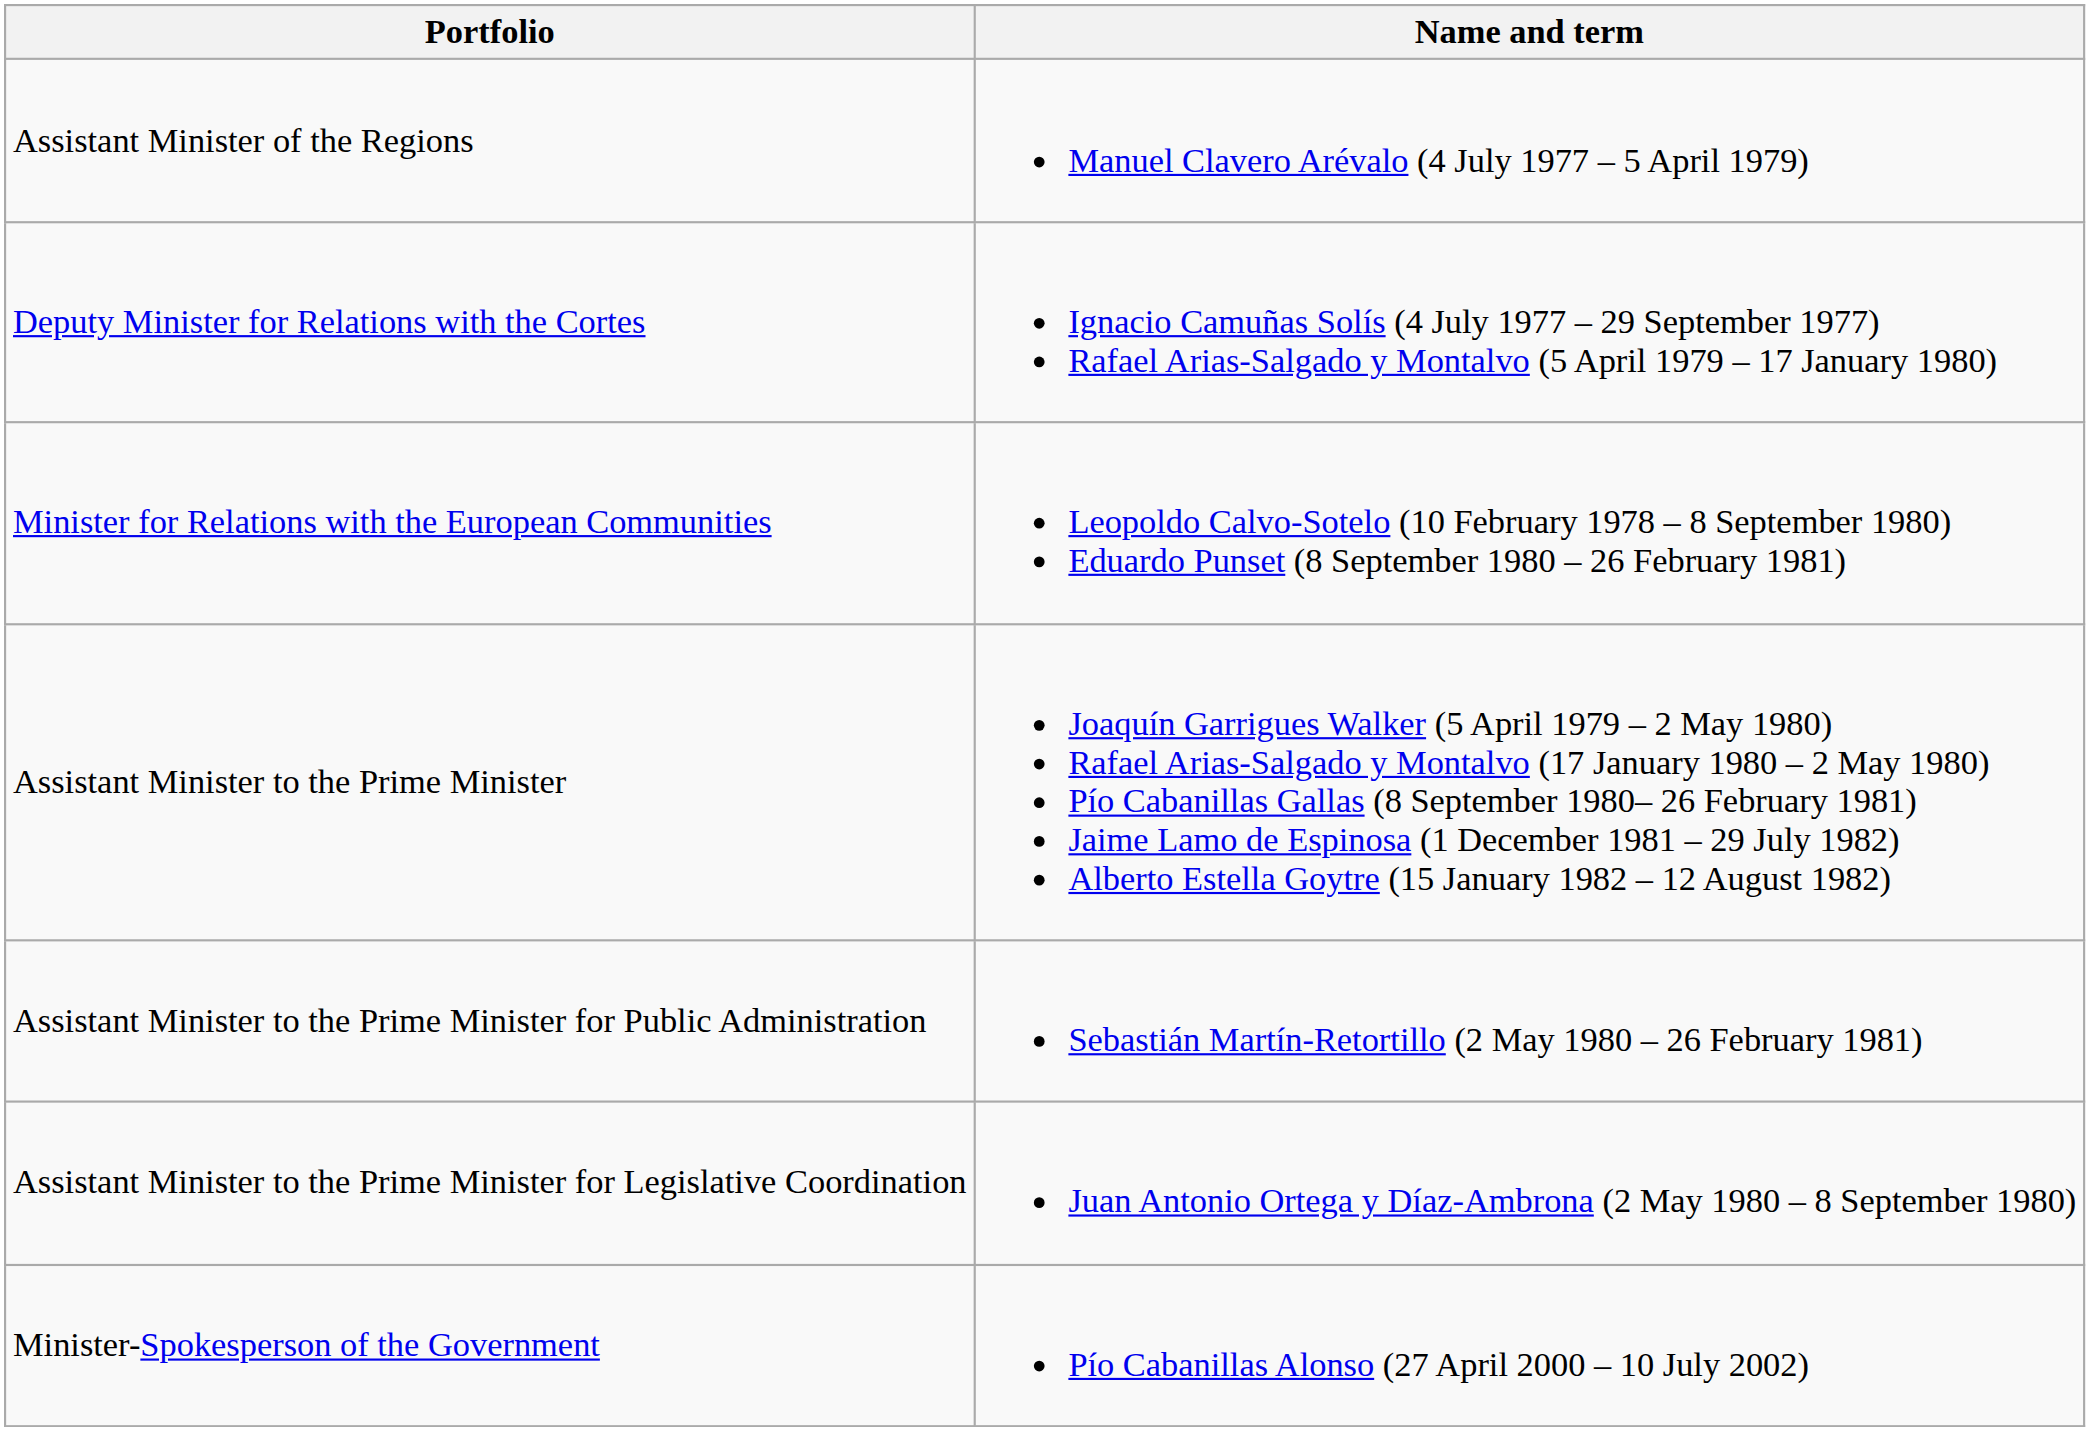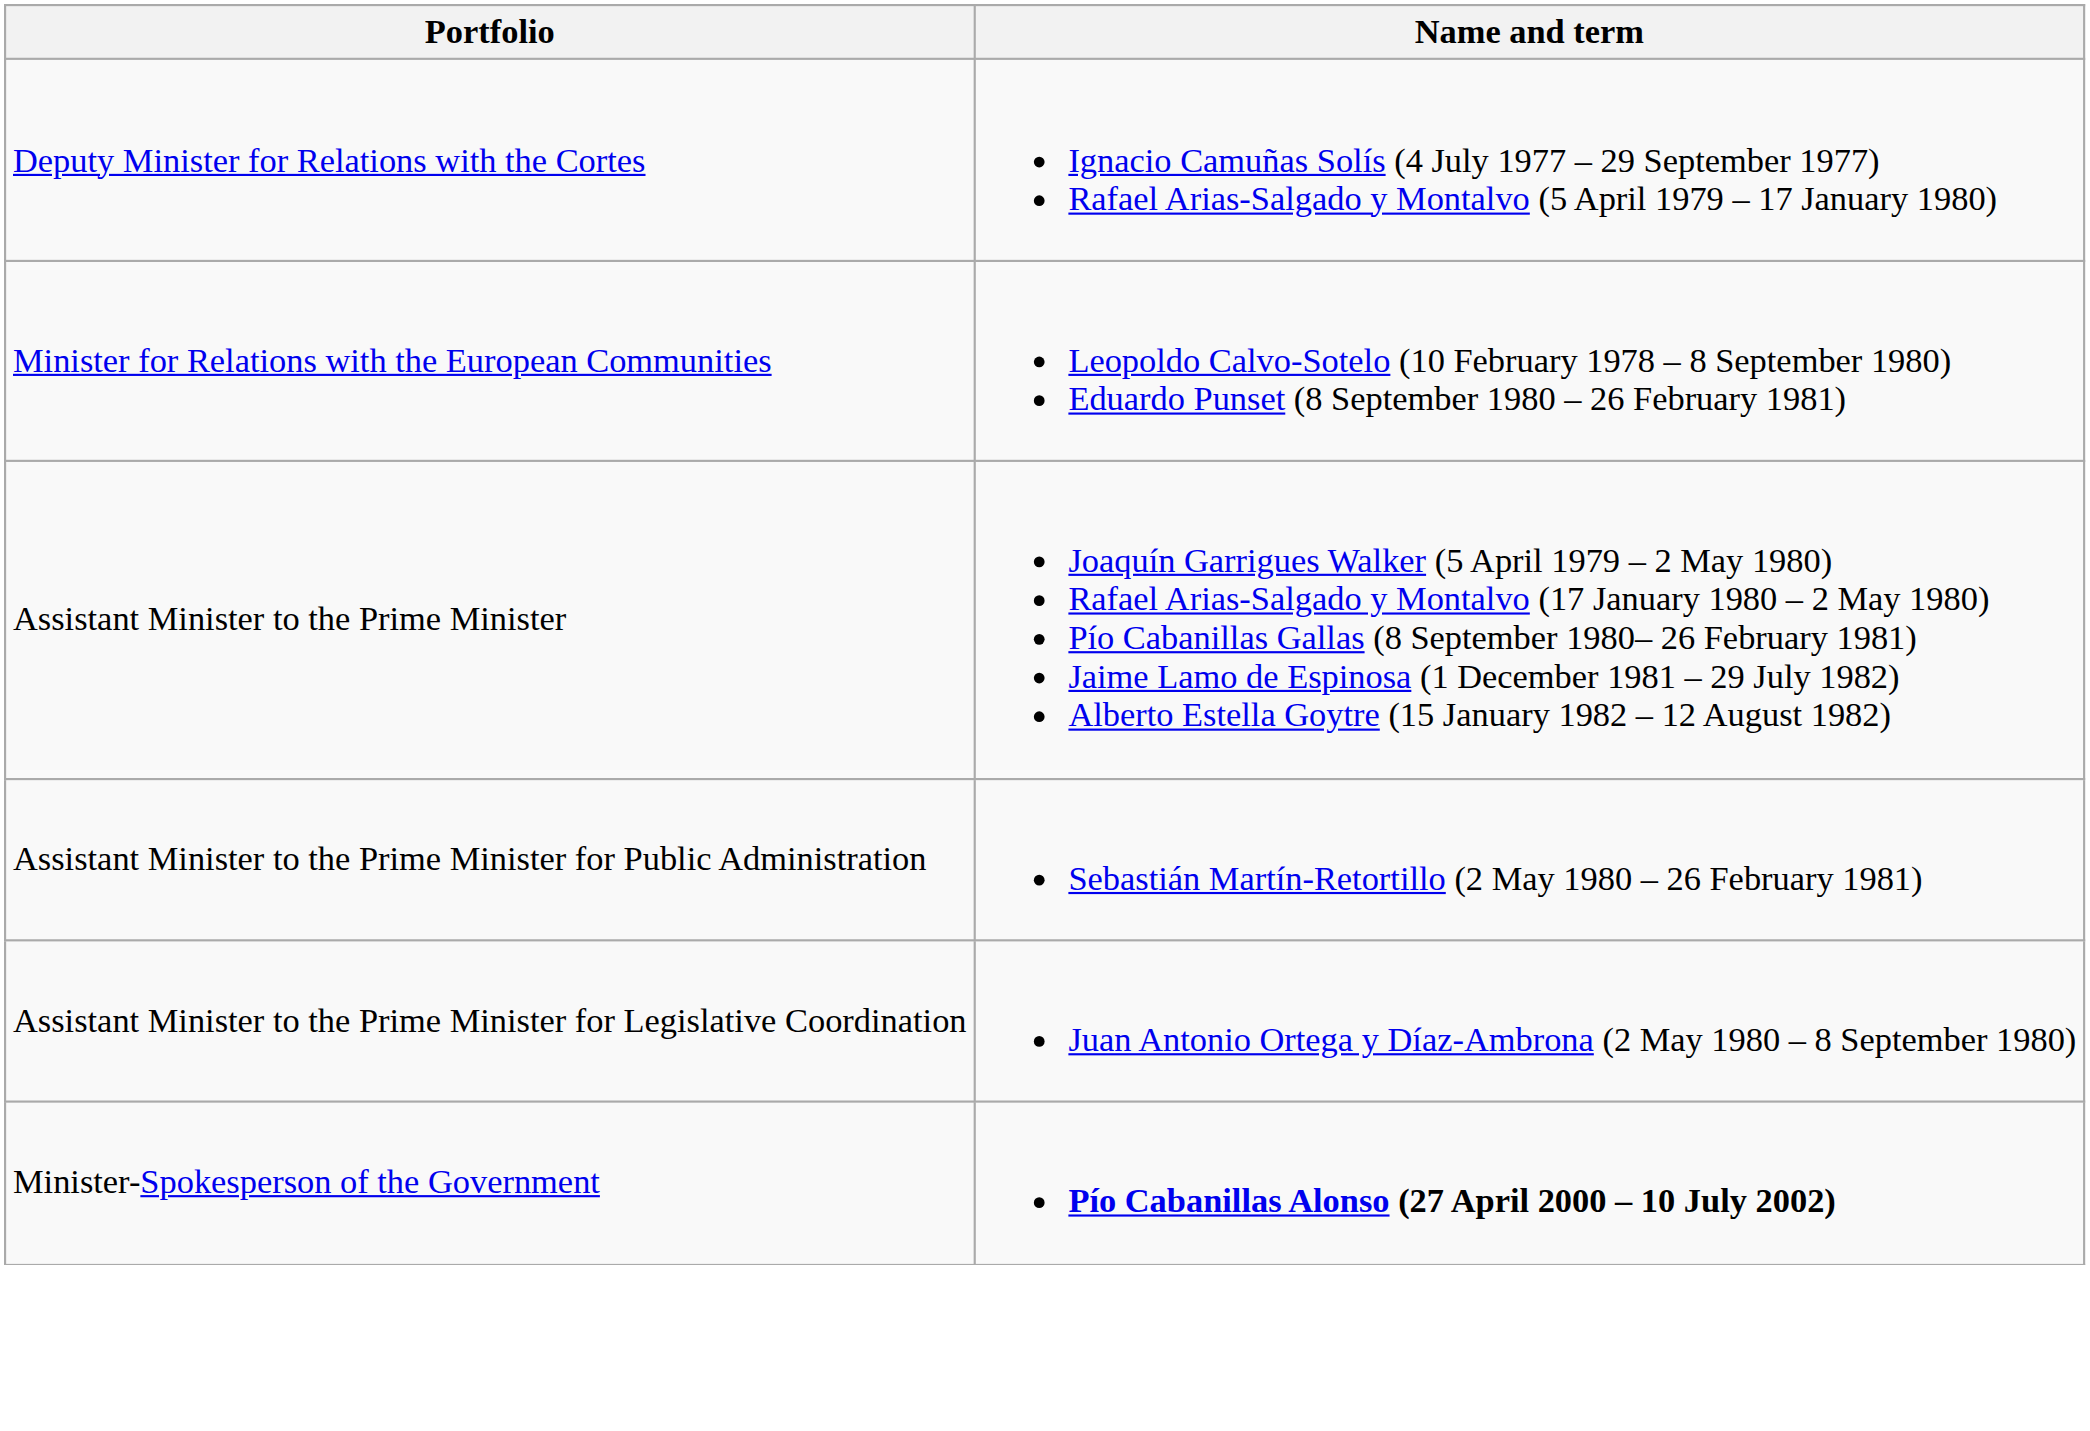- row: (243, 140)
(1529, 1365) normal -> (1529, 1202) bold
